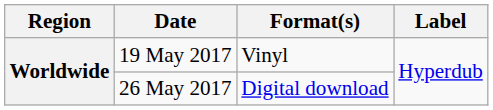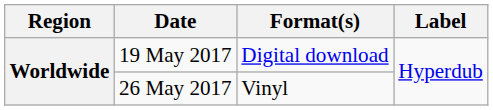(265, 54) Vinyl -> (315, 54) Digital download
(315, 88) Digital download -> (265, 88) Vinyl
